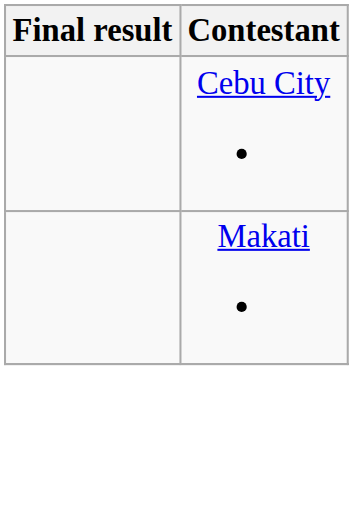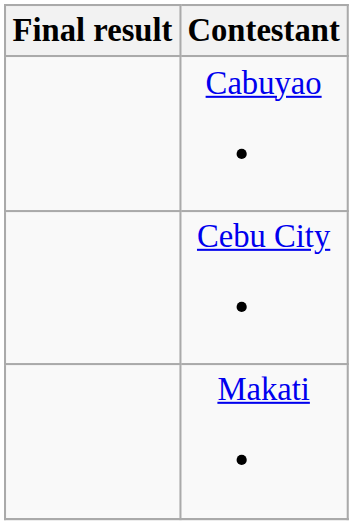+ row: (264, 117)
